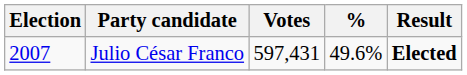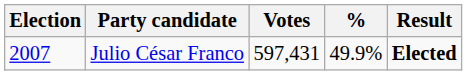(356, 53) 49.6% -> (356, 53) 49.9%
